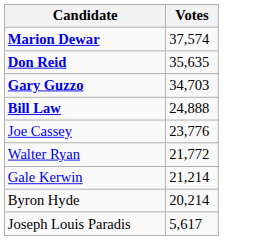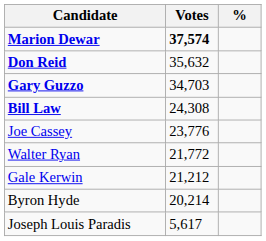+ column: (240, 16)
(189, 39) normal -> (189, 39) bold
(189, 62) 35,635 -> (189, 62) 35,632
(189, 108) 24,888 -> (189, 108) 24,308
(189, 177) 21,214 -> (189, 177) 21,212
